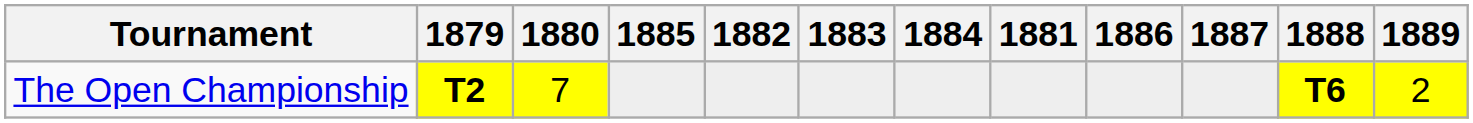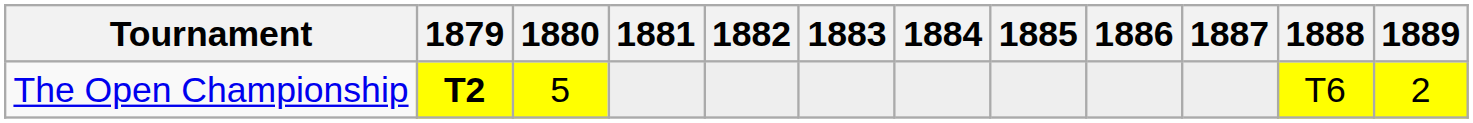columns swapped: (1038, 34) <-> (656, 34)
(560, 90) 7 -> (560, 90) 5
(1325, 90) bold -> (1325, 90) normal
